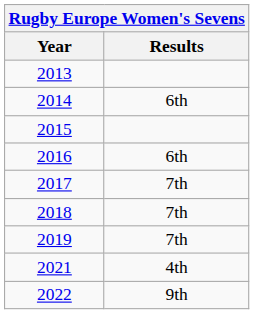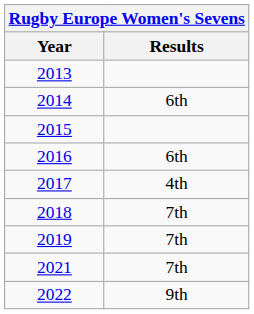(177, 184) 7th -> (177, 184) 4th
(177, 267) 4th -> (177, 267) 7th
